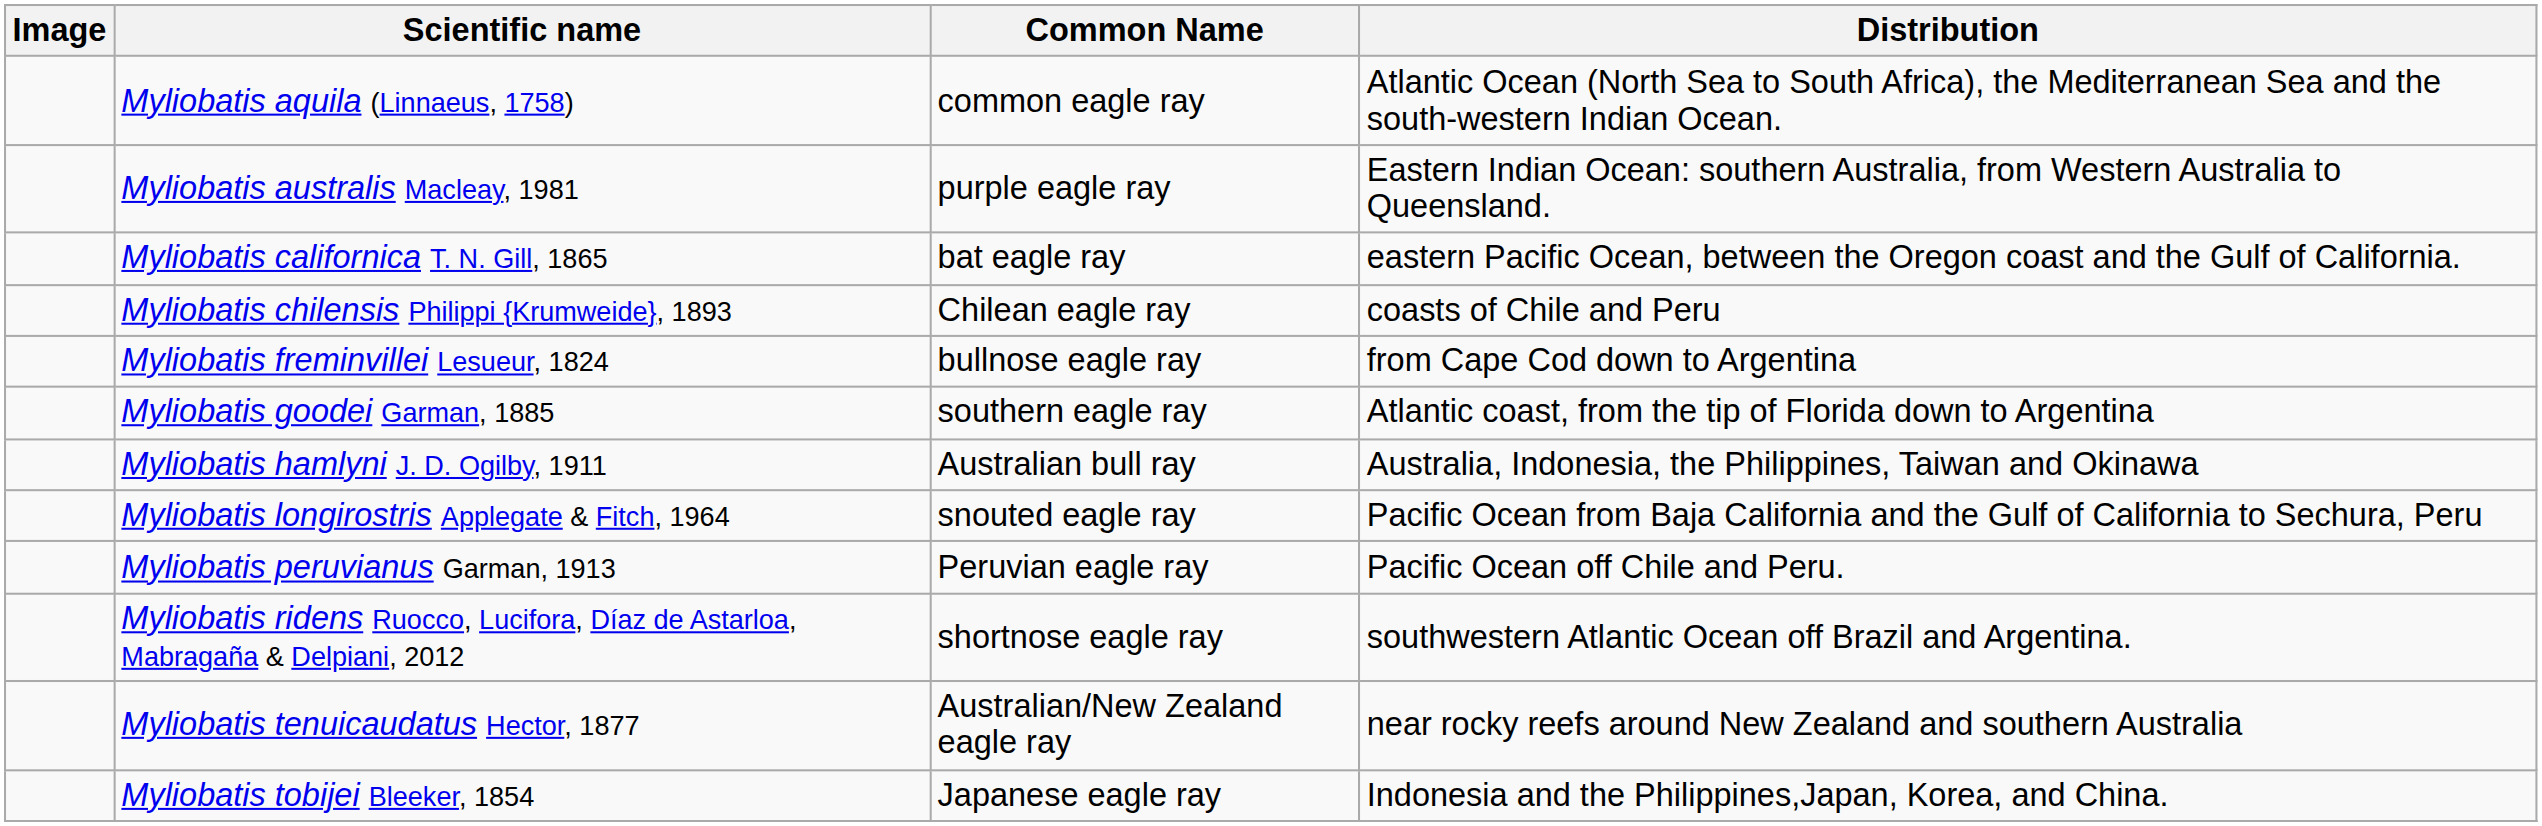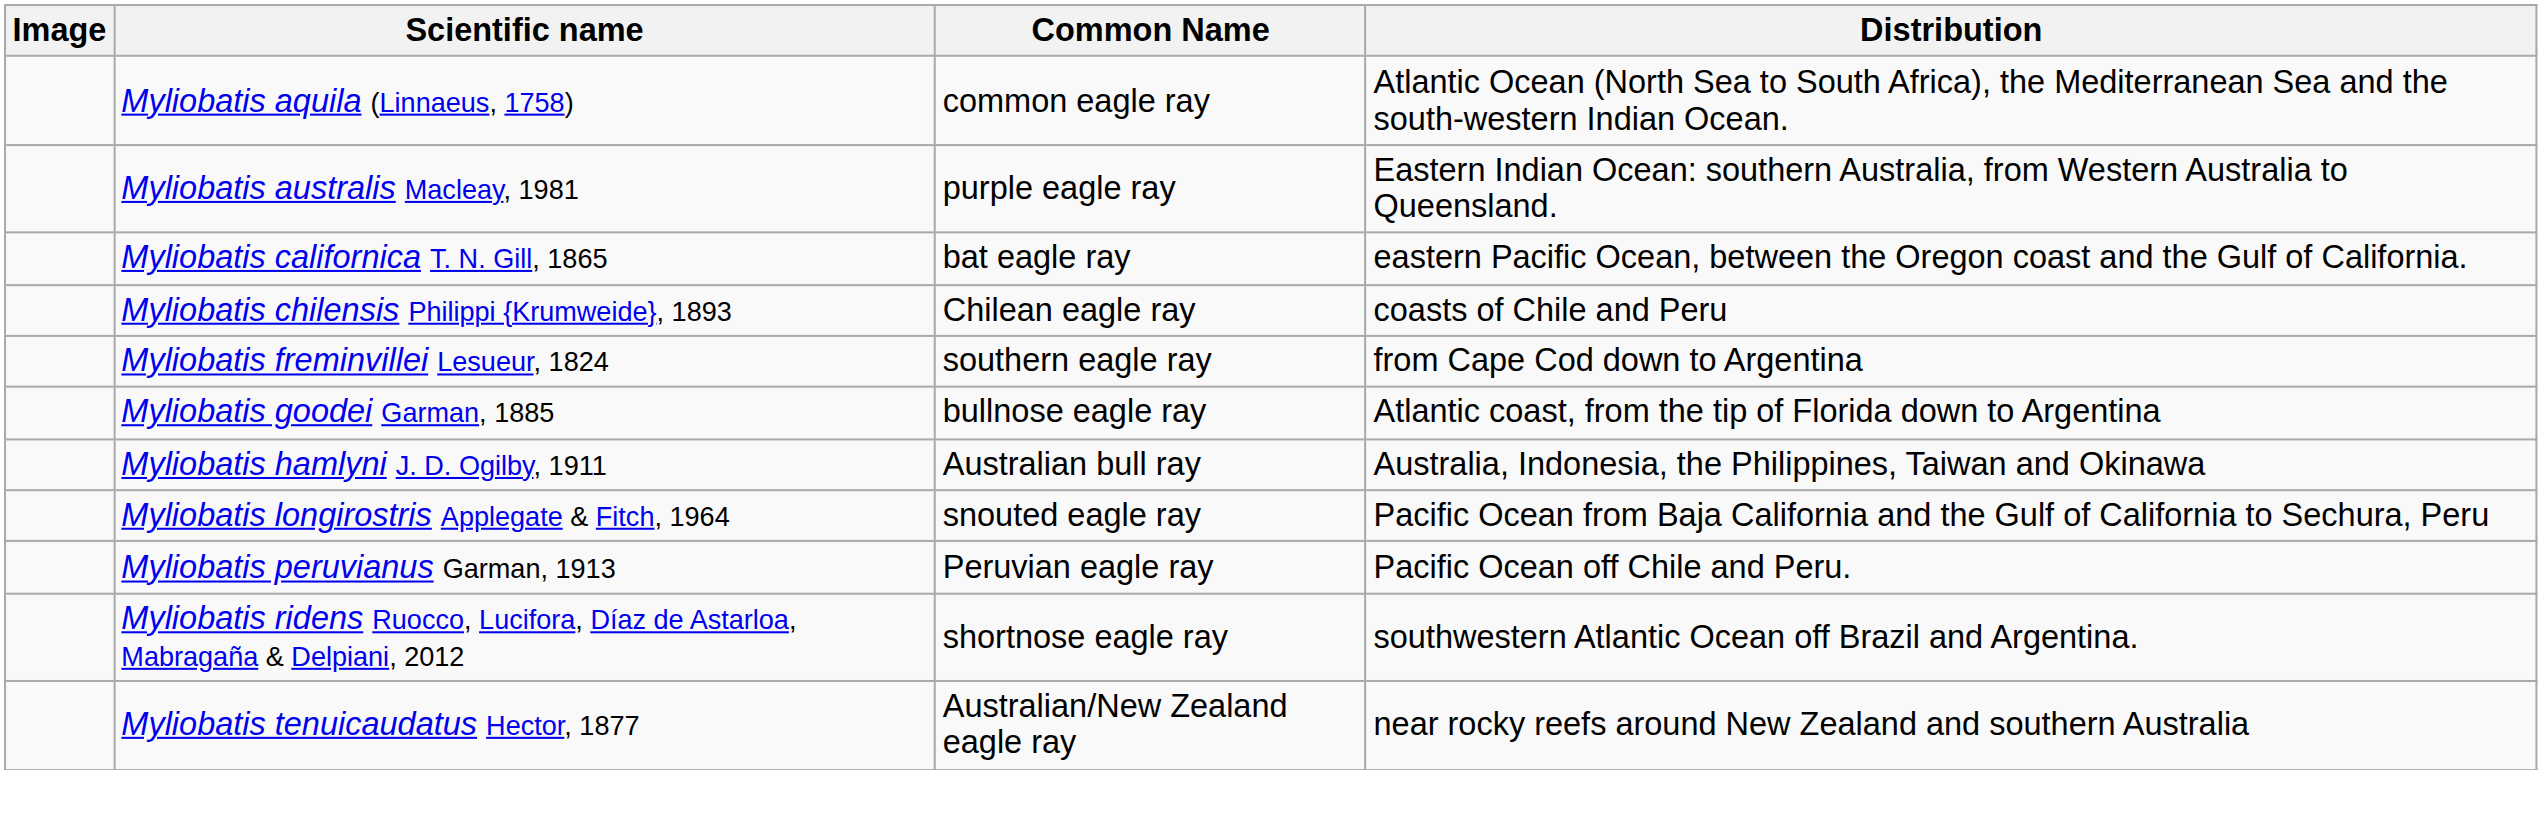(1069, 360) bullnose eagle ray -> (1077, 360) southern eagle ray
(1072, 412) southern eagle ray -> (1075, 412) bullnose eagle ray
- row: (328, 794)
